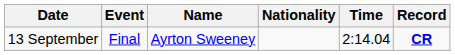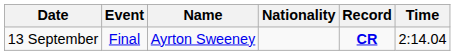columns swapped: (366, 15) <-> (422, 15)
